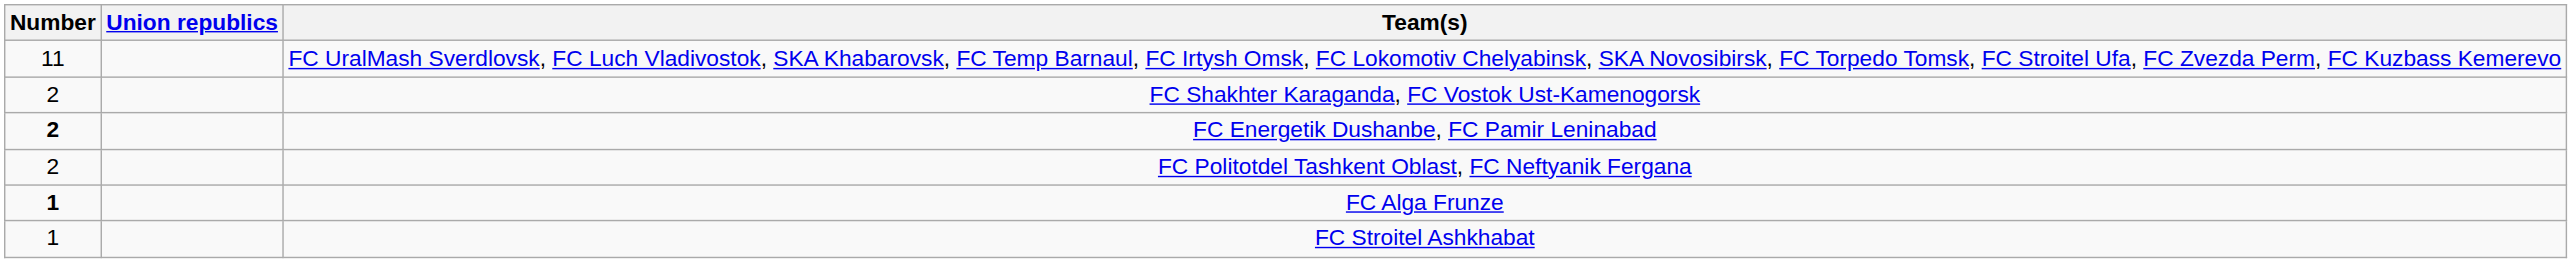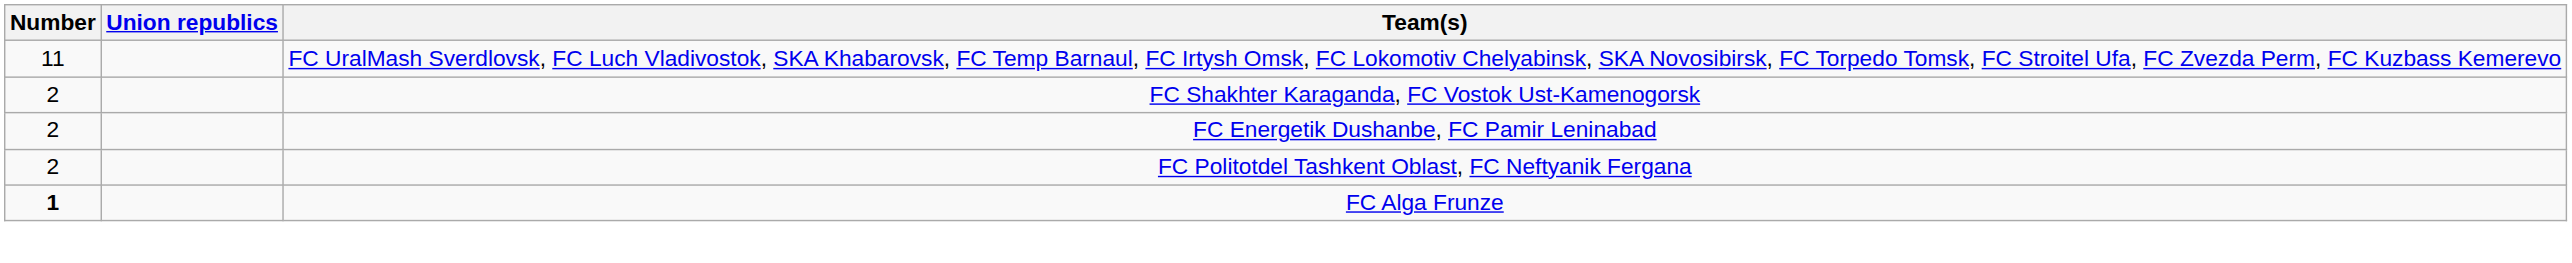(53, 130) bold -> (53, 130) normal
- row: (1425, 238)
